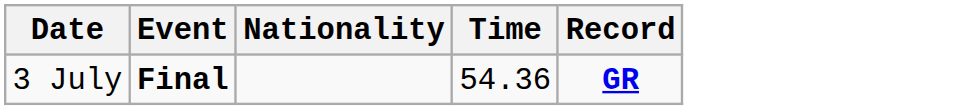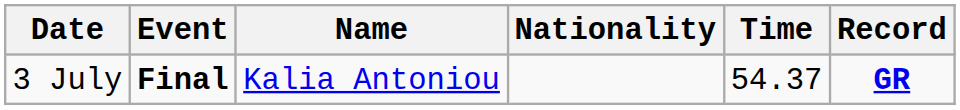+ column: (372, 30)
(505, 80) 54.36 -> (777, 80) 54.37
